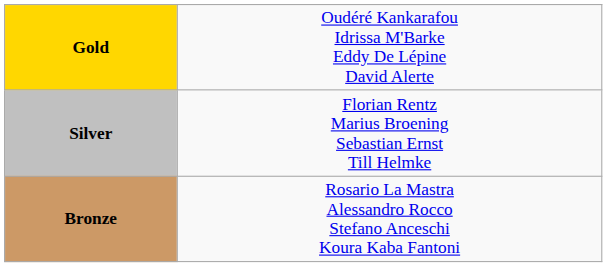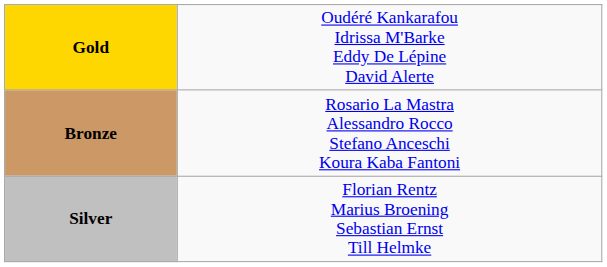rows swapped: (91, 133) <-> (91, 218)
